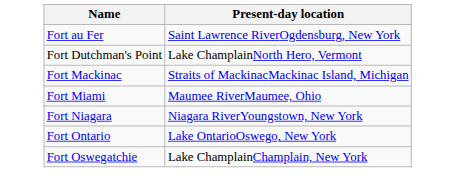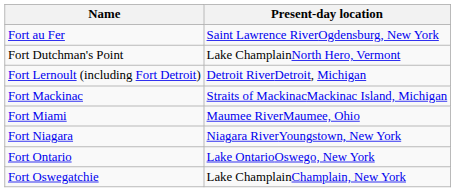+ row: (104, 75)
